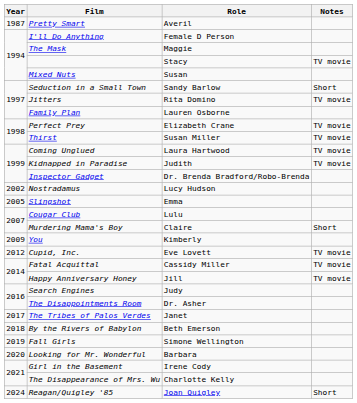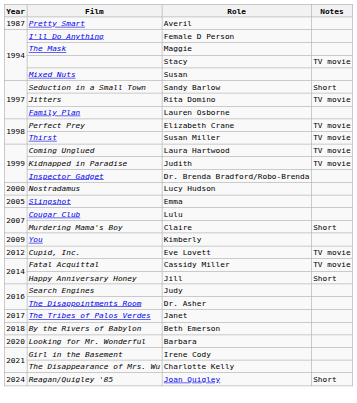(16, 189) 2002 -> (16, 189) 2000
(332, 278) TV movie -> (325, 278) Short
- row: (52, 341)
